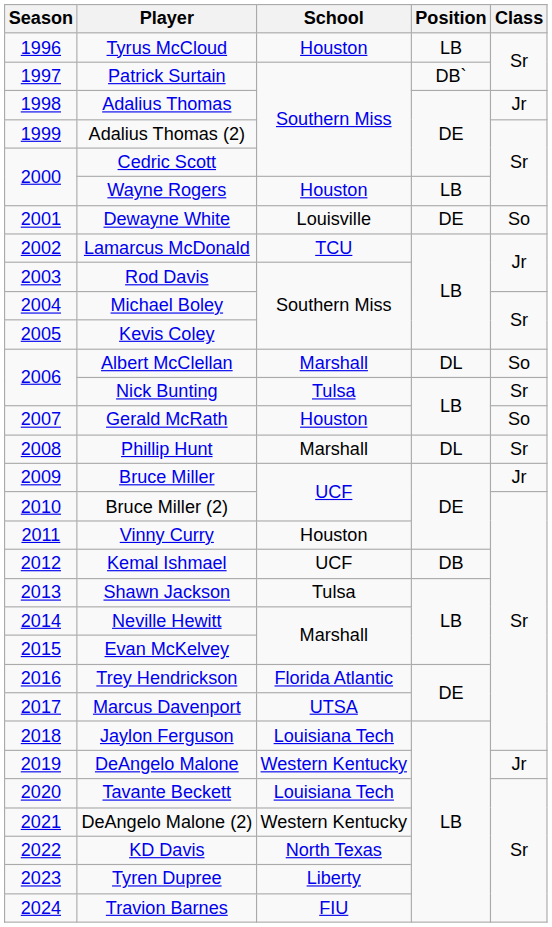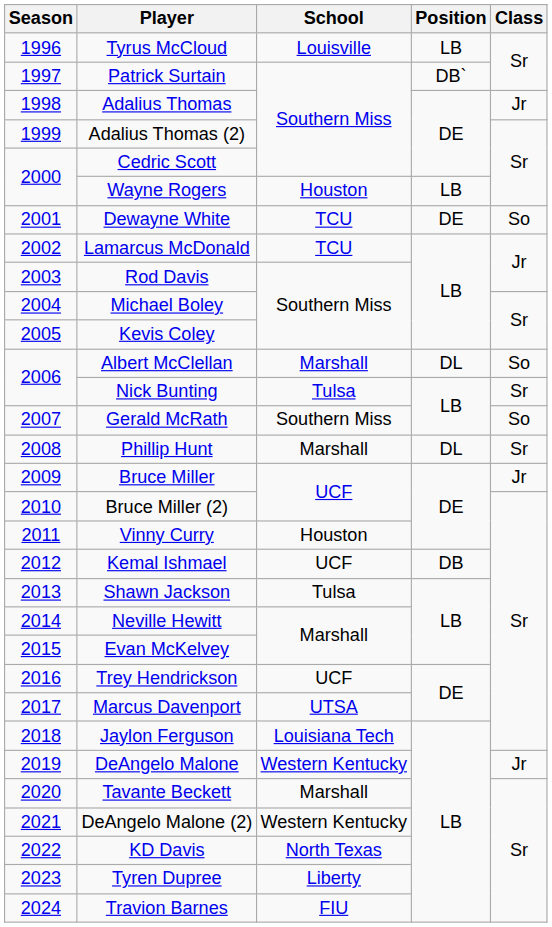(334, 47) Houston -> (334, 47) Louisville
(334, 219) Louisville -> (334, 219) TCU
(334, 420) Houston -> (334, 420) Southern Miss
(334, 678) Florida Atlantic -> (334, 678) UCF
(334, 793) Louisiana Tech -> (334, 793) Marshall
